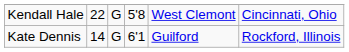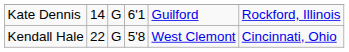rows swapped: (44, 36) <-> (46, 15)
